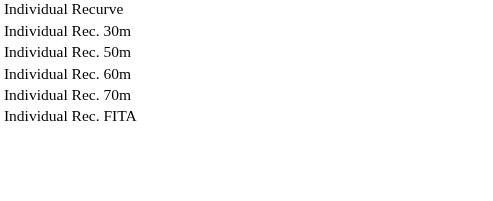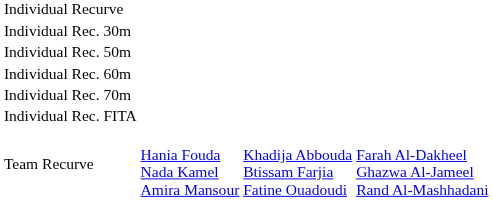+ row: (49, 163)
